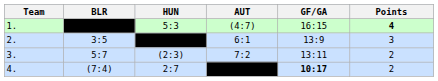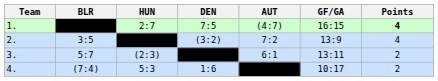+ column: (208, 12)
(171, 26) 5:3 -> (147, 26) 2:7
(242, 40) 6:1 -> (270, 40) 7:2
(391, 40) 3 -> (397, 40) 4
(242, 55) 7:2 -> (270, 55) 6:1
(171, 69) 2:7 -> (147, 69) 5:3
(314, 69) bold -> (331, 69) normal
